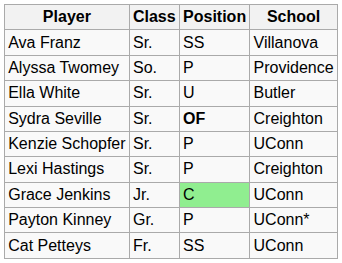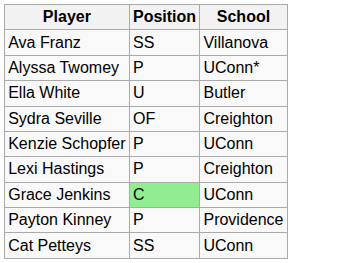- column: (154, 17)
(294, 67) Providence -> (231, 67) UConn*
(194, 118) bold -> (144, 118) normal
(282, 220) UConn* -> (243, 220) Providence
